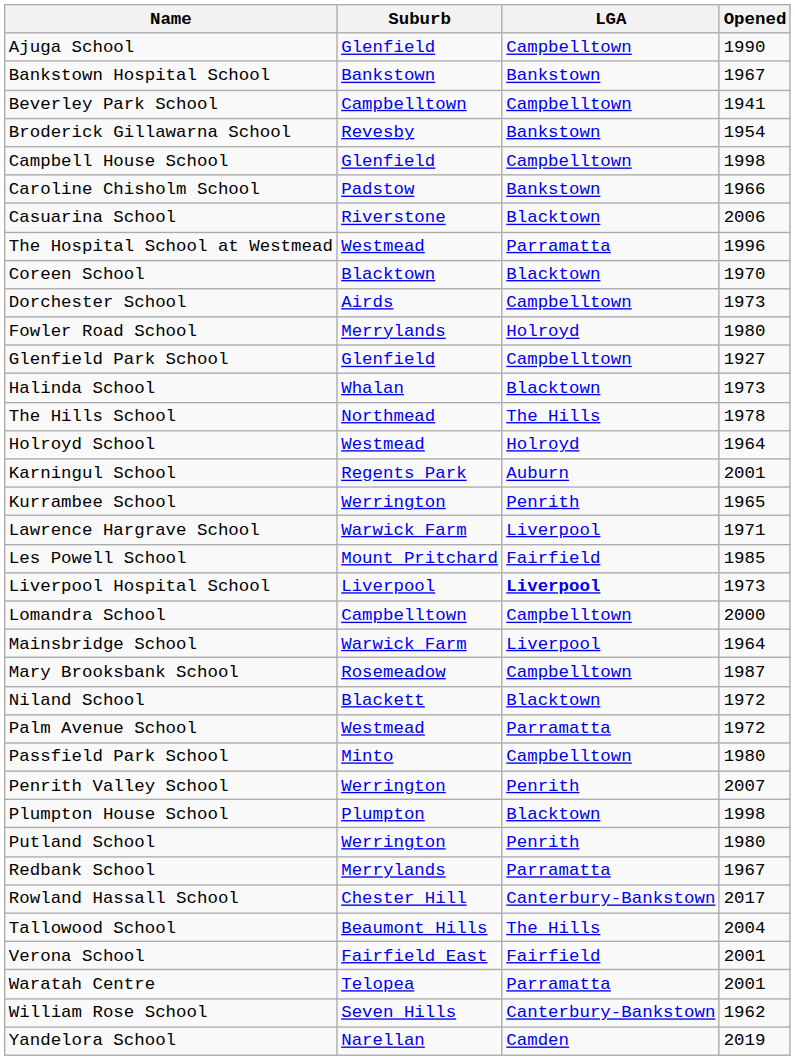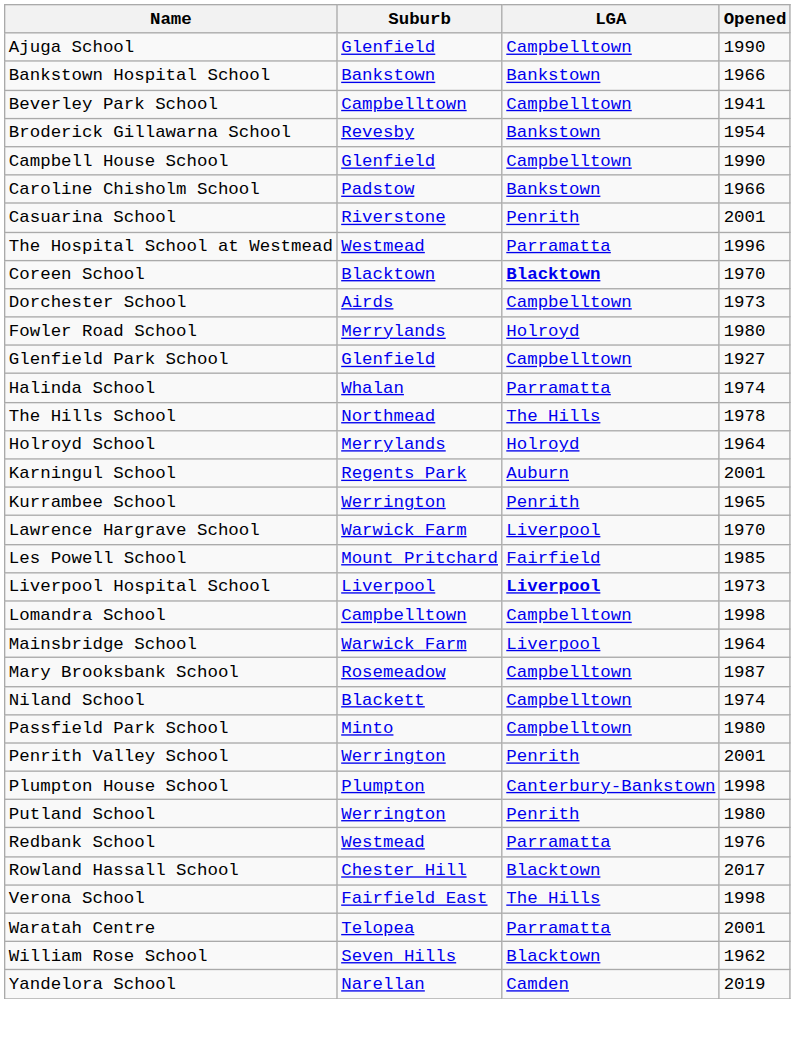(745, 76) 1967 -> (745, 76) 1966
(745, 161) 1998 -> (745, 161) 1990
(553, 218) Blacktown -> (543, 218) Penrith
(745, 218) 2006 -> (745, 218) 2001
(553, 274) normal -> (553, 274) bold
(553, 388) Blacktown -> (559, 388) Parramatta
(745, 388) 1973 -> (745, 388) 1974
(383, 445) Westmead -> (393, 445) Merrylands
(745, 530) 1971 -> (745, 530) 1970
(745, 615) 2000 -> (745, 615) 1998
(553, 700) Blacktown -> (569, 700) Campbelltown
(745, 700) 1972 -> (745, 700) 1974
- row: (103, 729)
(745, 785) 2007 -> (745, 757) 2001
(553, 814) Blacktown -> (611, 785) Canterbury-Bankstown
(393, 871) Merrylands -> (383, 842) Westmead
(745, 871) 1967 -> (745, 842) 1976
(611, 899) Canterbury-Bankstown -> (553, 871) Blacktown
- row: (92, 927)
(553, 956) Fairfield -> (553, 899) The Hills
(745, 956) 2001 -> (745, 899) 1998
(611, 1013) Canterbury-Bankstown -> (553, 956) Blacktown
